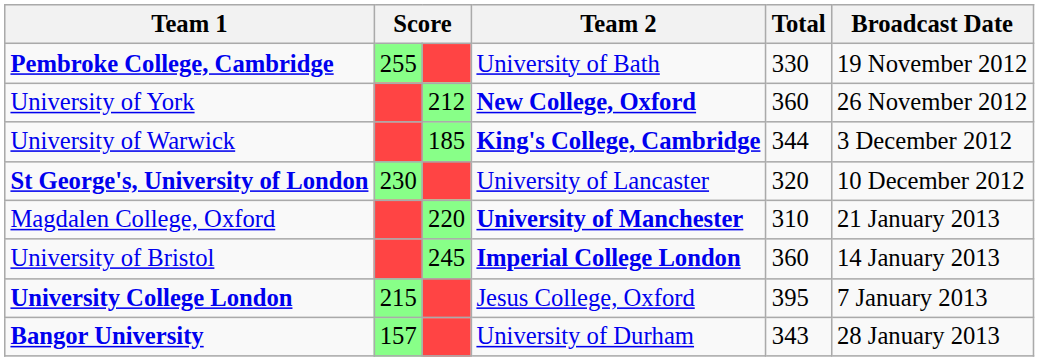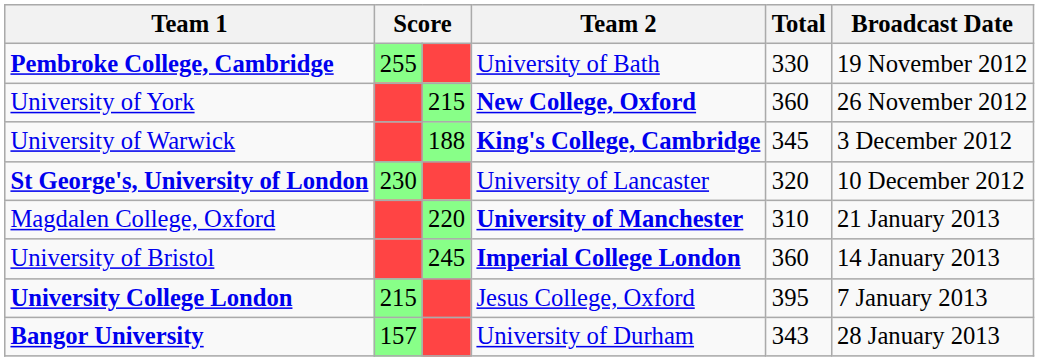(447, 102) 212 -> (447, 102) 215
(447, 141) 185 -> (447, 141) 188
(790, 141) 344 -> (790, 141) 345
